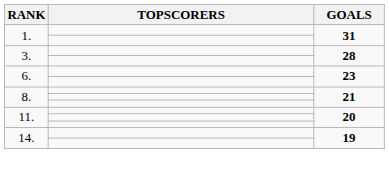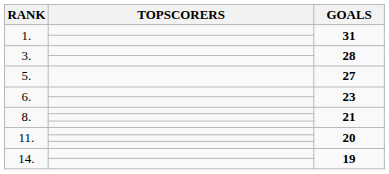+ row: (26, 76)
